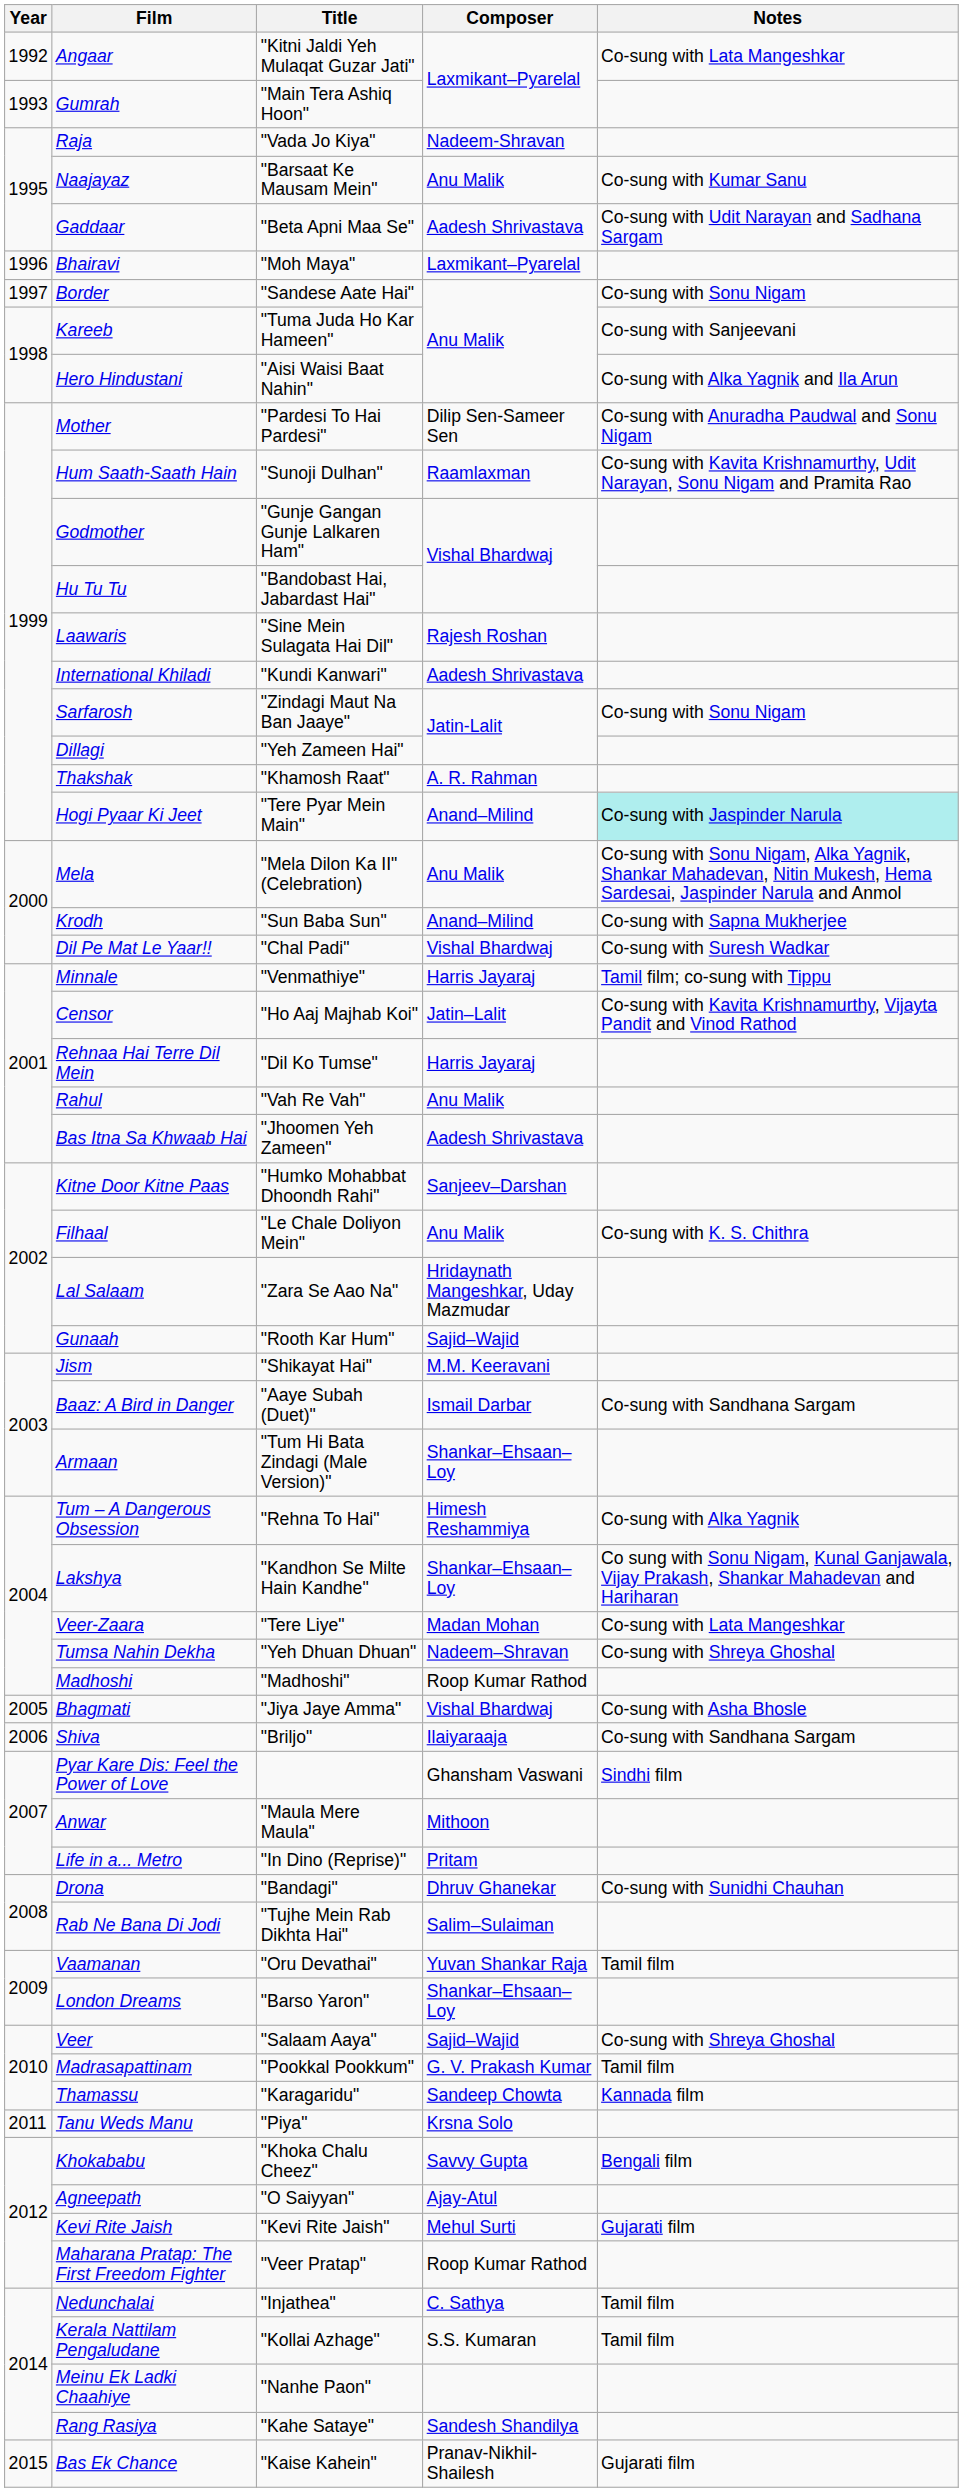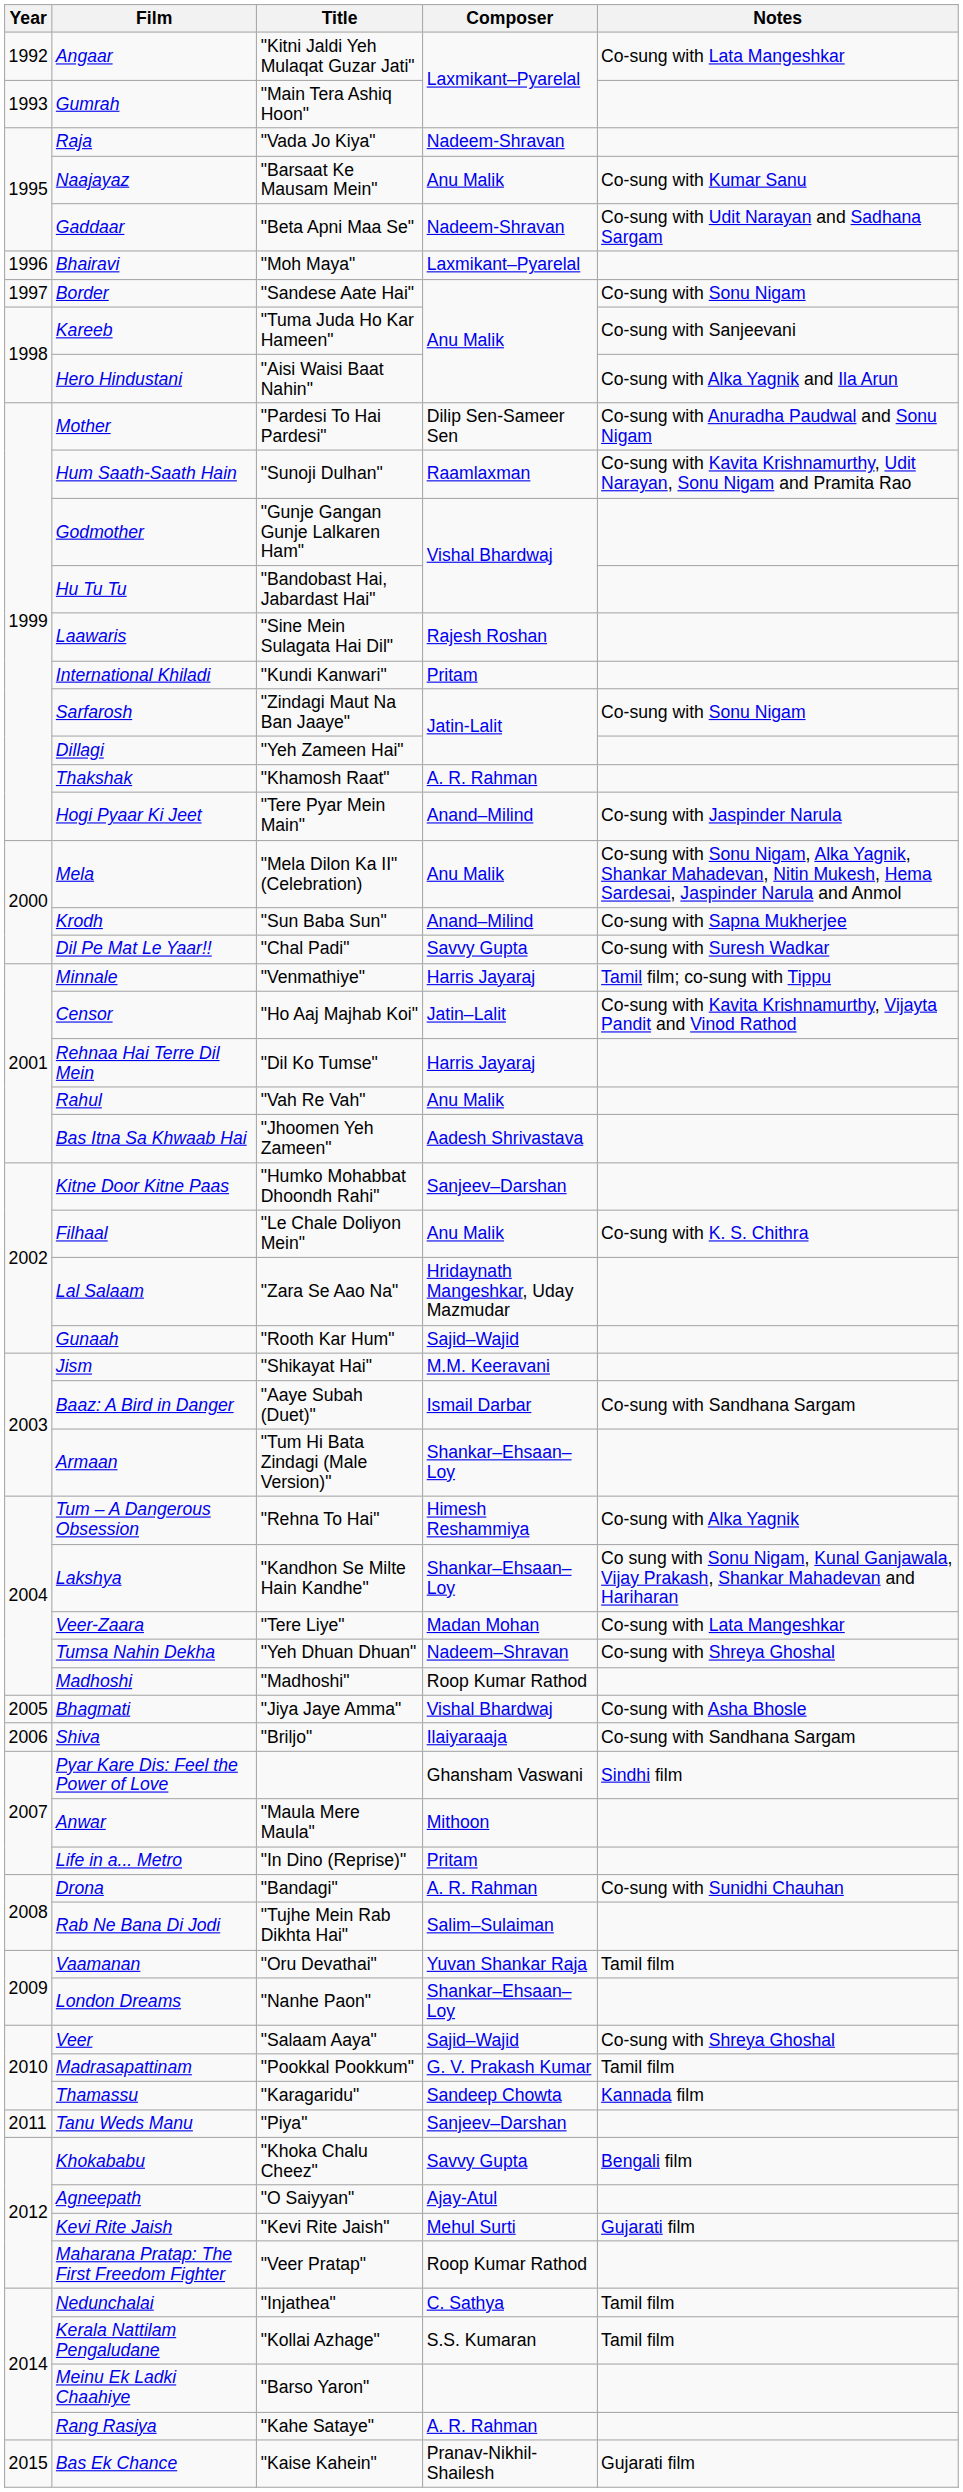(505, 227) Aadesh Shrivastava -> (496, 227) Nadeem-Shravan
(505, 674) Aadesh Shrivastava -> (452, 674) Pritam
(721, 816) paleturquoise background -> (721, 816) no background
(490, 949) Vishal Bhardwaj -> (477, 949) Savvy Gupta
(491, 1888) Dhruv Ghanekar -> (482, 1888) A. R. Rahman
(315, 2001) "Barso Yaron" -> (316, 2001) "Nanhe Paon"
(470, 2123) Krsna Solo -> (497, 2123) Sanjeev–Darshan
(316, 2387) "Nanhe Paon" -> (315, 2387) "Barso Yaron"
(503, 2425) Sandesh Shandilya -> (482, 2425) A. R. Rahman
